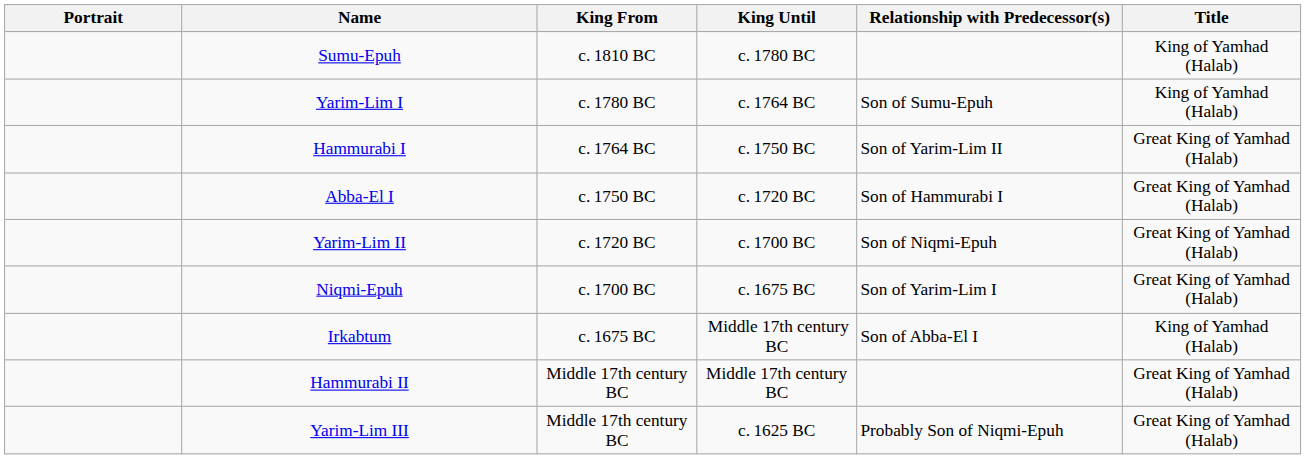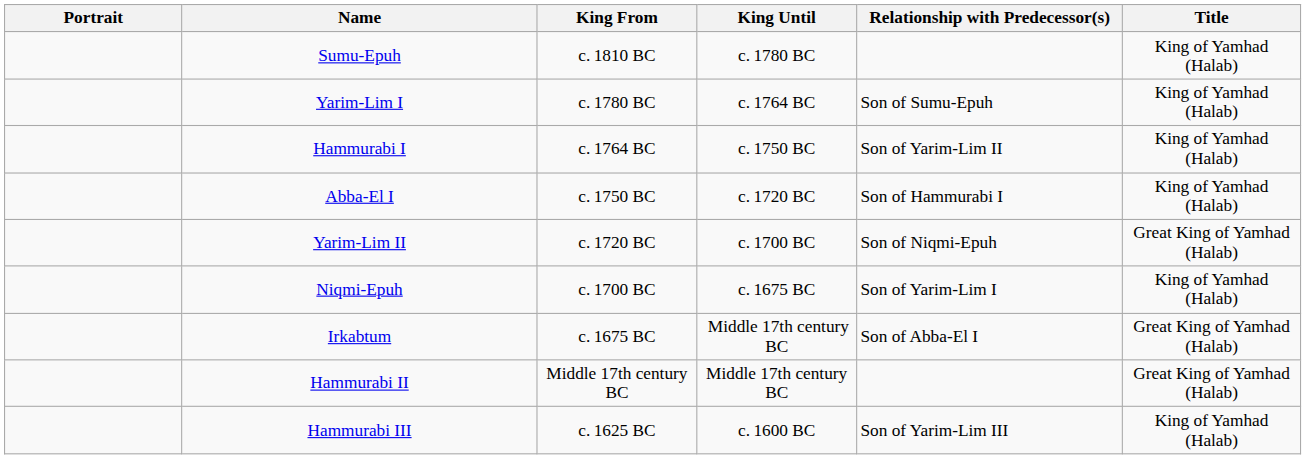(1212, 149) Great King of Yamhad (Halab) -> (1212, 149) King of Yamhad (Halab)
(1212, 195) Great King of Yamhad (Halab) -> (1212, 195) King of Yamhad (Halab)
(1212, 289) Great King of Yamhad (Halab) -> (1212, 289) King of Yamhad (Halab)
(1212, 336) King of Yamhad (Halab) -> (1212, 336) Great King of Yamhad (Halab)
- row: (360, 430)
+ row: (360, 430)
